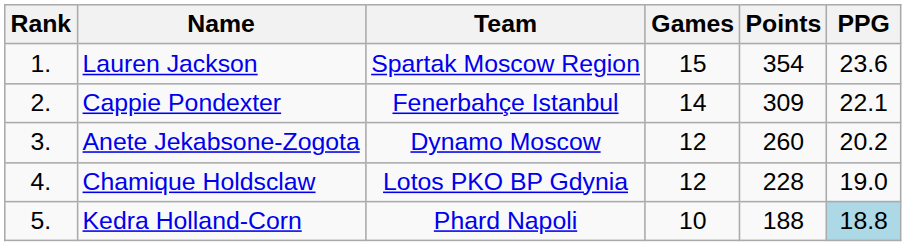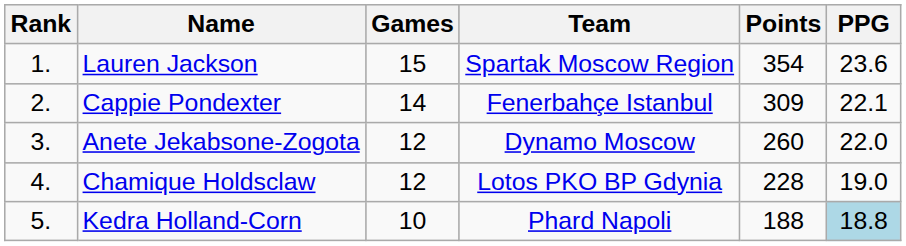columns swapped: (506, 24) <-> (693, 24)
(864, 142) 20.2 -> (864, 142) 22.0
